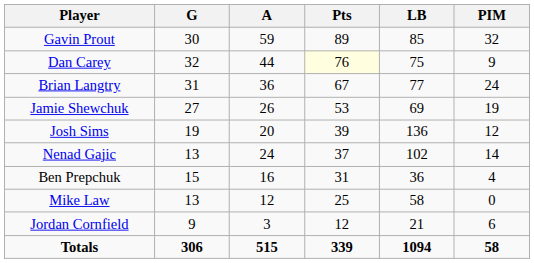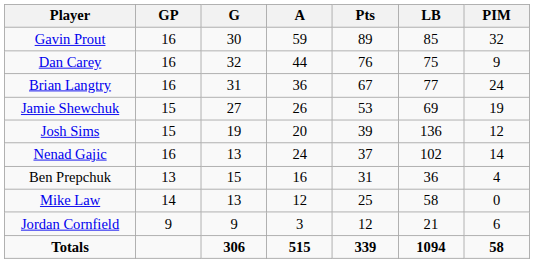+ column: (168, 16)
(342, 62) lightyellow background -> (365, 62) no background
